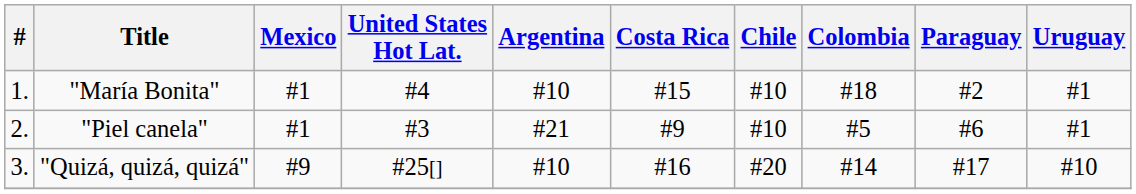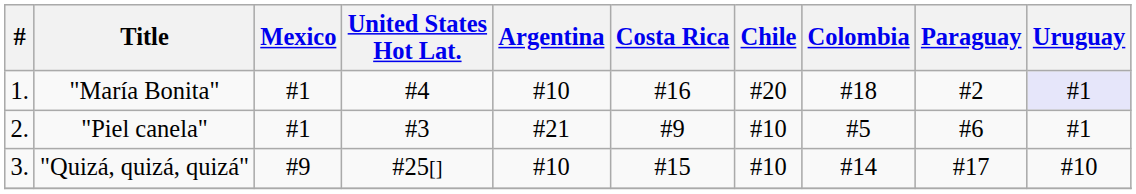(672, 90) #15 -> (672, 90) #16
(768, 90) #10 -> (768, 90) #20
(1079, 90) no background -> (1079, 90) lavender background
(672, 167) #16 -> (672, 167) #15
(768, 167) #20 -> (768, 167) #10
